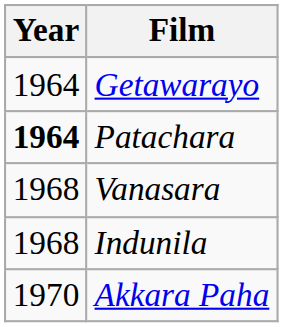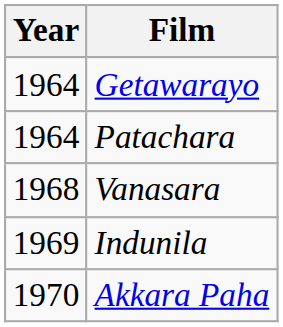(46, 136) bold -> (46, 136) normal
(46, 242) 1968 -> (46, 242) 1969
